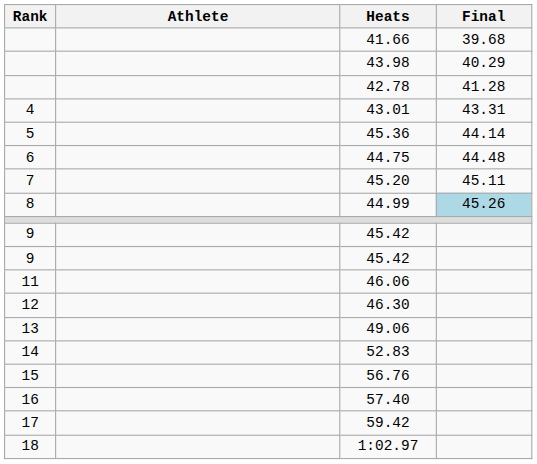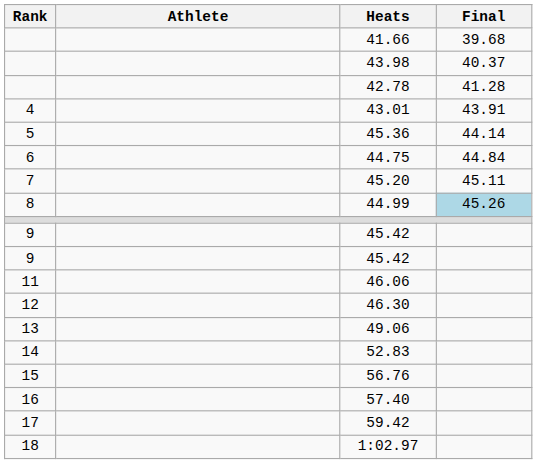(484, 63) 40.29 -> (484, 63) 40.37
(484, 110) 43.31 -> (484, 110) 43.91
(484, 157) 44.48 -> (484, 157) 44.84
